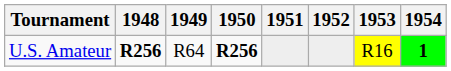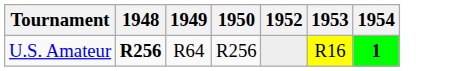- column: (285, 20)
(237, 50) bold -> (236, 50) normal
